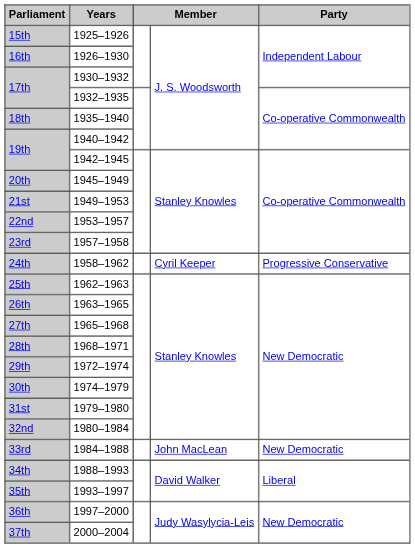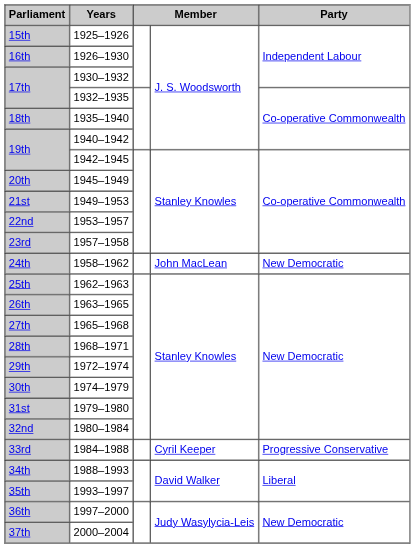(185, 263) Cyril Keeper -> (191, 263) John MacLean
(325, 263) Progressive Conservative -> (303, 263) New Democratic
(191, 449) John MacLean -> (185, 449) Cyril Keeper
(303, 449) New Democratic -> (325, 449) Progressive Conservative
